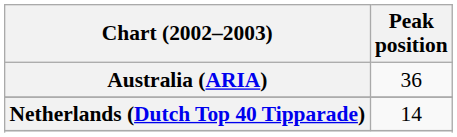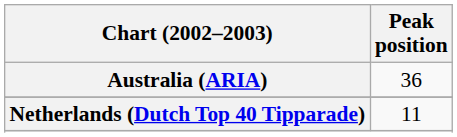(411, 113) 14 -> (411, 113) 11
